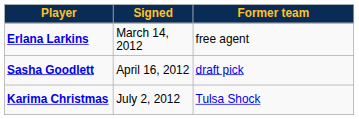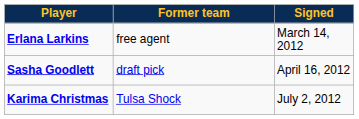columns swapped: (153, 13) <-> (273, 13)
